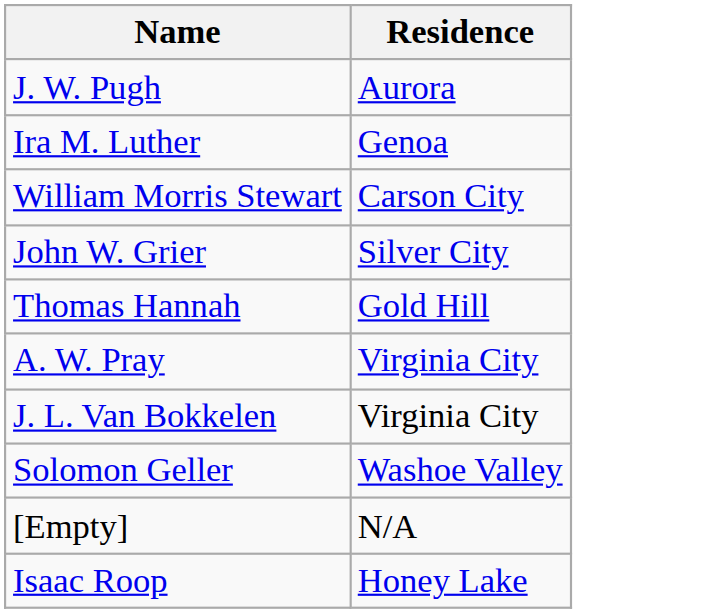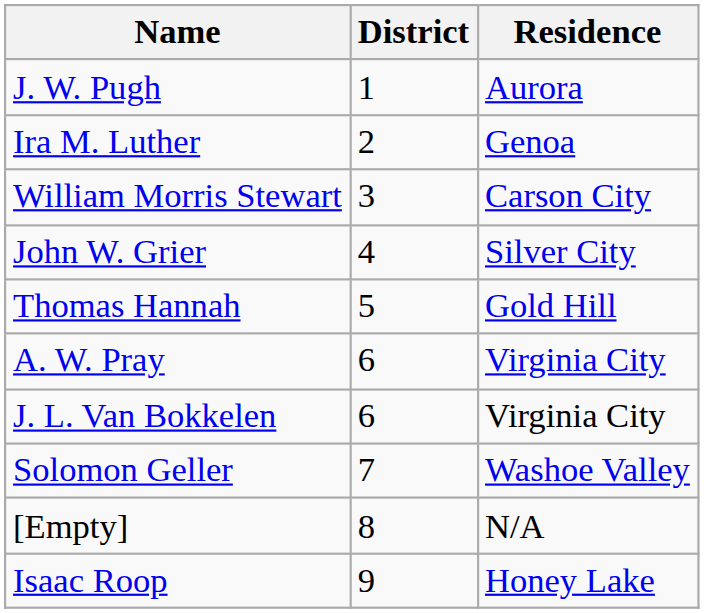+ column: (413, 31)
